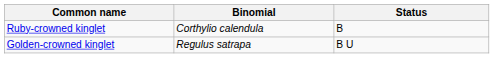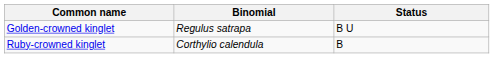rows swapped: (56, 28) <-> (60, 45)
